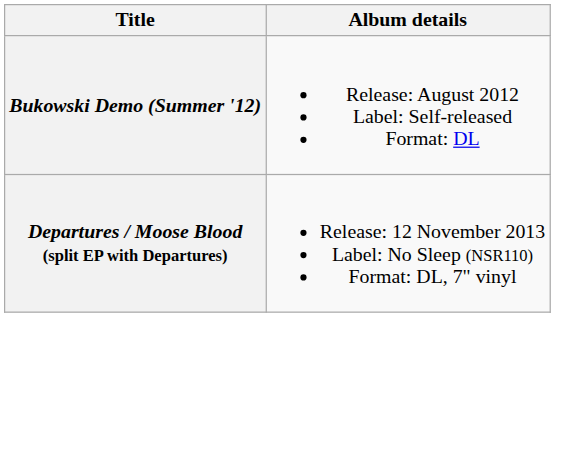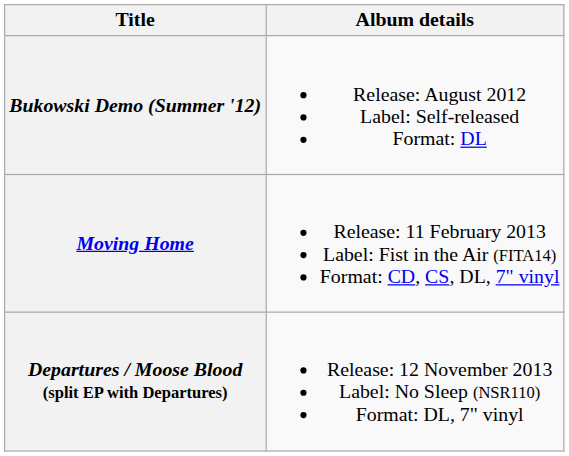+ row: (135, 243)
